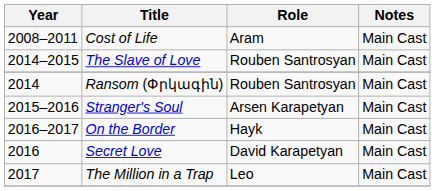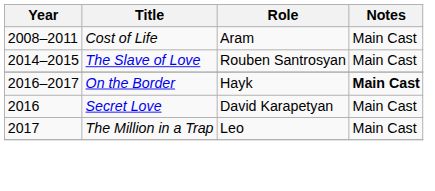- row: (154, 84)
- row: (134, 107)
(394, 129) normal -> (386, 83) bold
